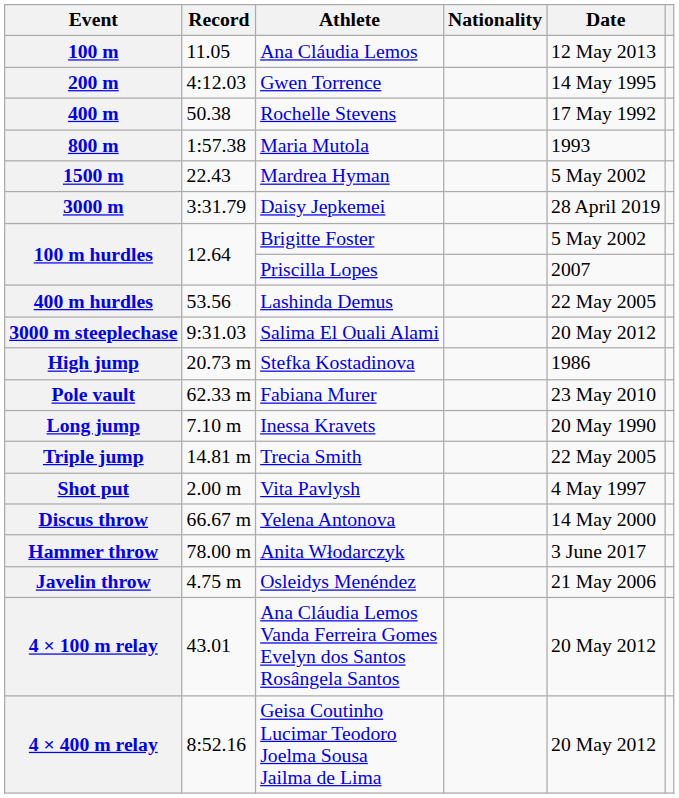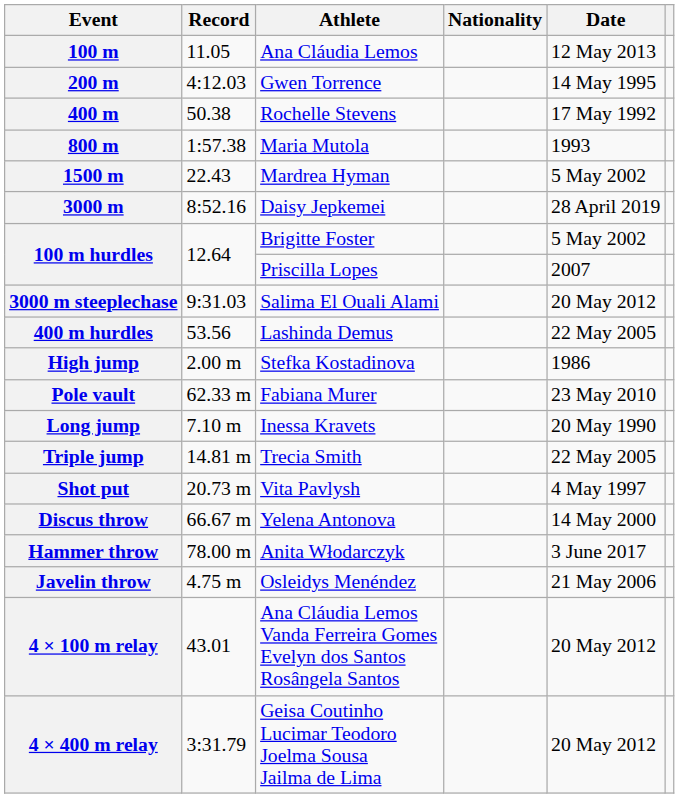(216, 207) 3:31.79 -> (216, 207) 8:52.16
rows swapped: (93, 301) <-> (93, 332)
(219, 363) 20.73 m -> (214, 363) 2.00 m
(214, 488) 2.00 m -> (219, 488) 20.73 m
(216, 743) 8:52.16 -> (216, 743) 3:31.79
